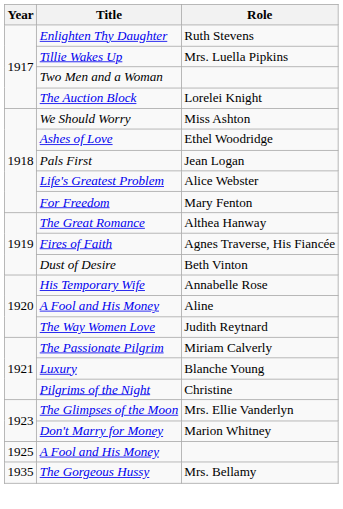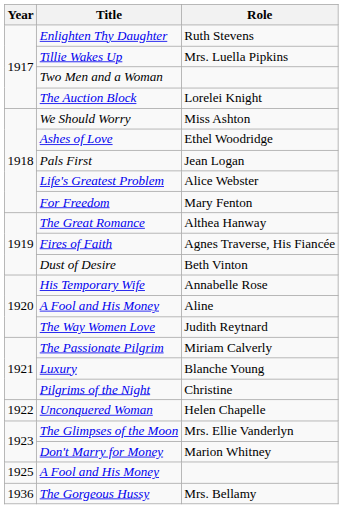+ row: (96, 410)
(21, 472) 1935 -> (21, 493) 1936
